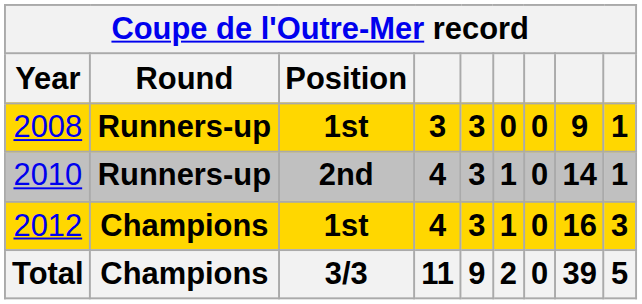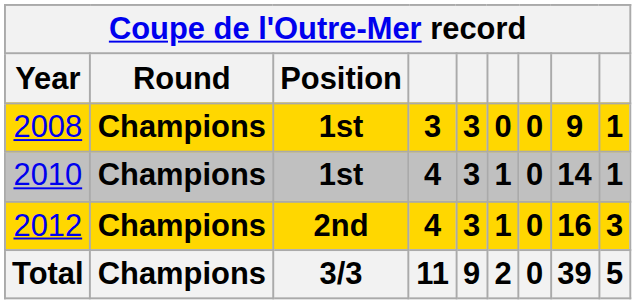(184, 126) Runners-up -> (182, 126) Champions
(184, 175) Runners-up -> (182, 175) Champions
(346, 175) 2nd -> (341, 175) 1st
(346, 224) 1st -> (341, 224) 2nd
